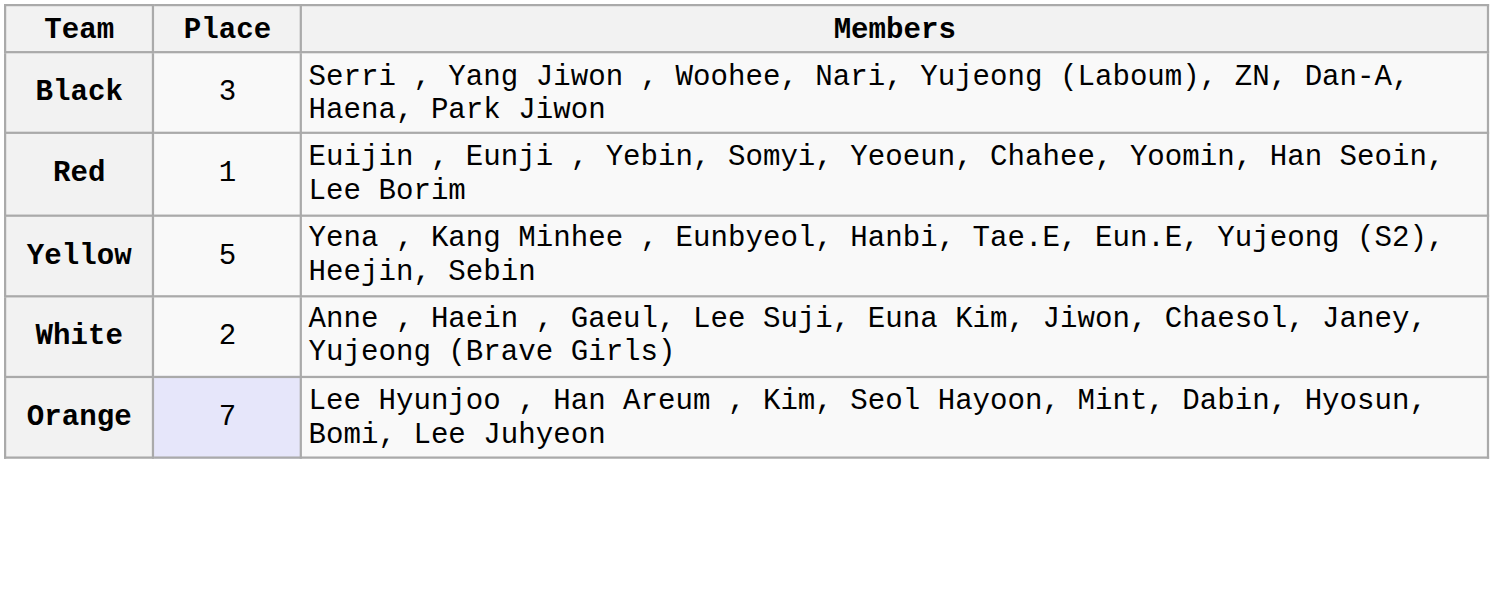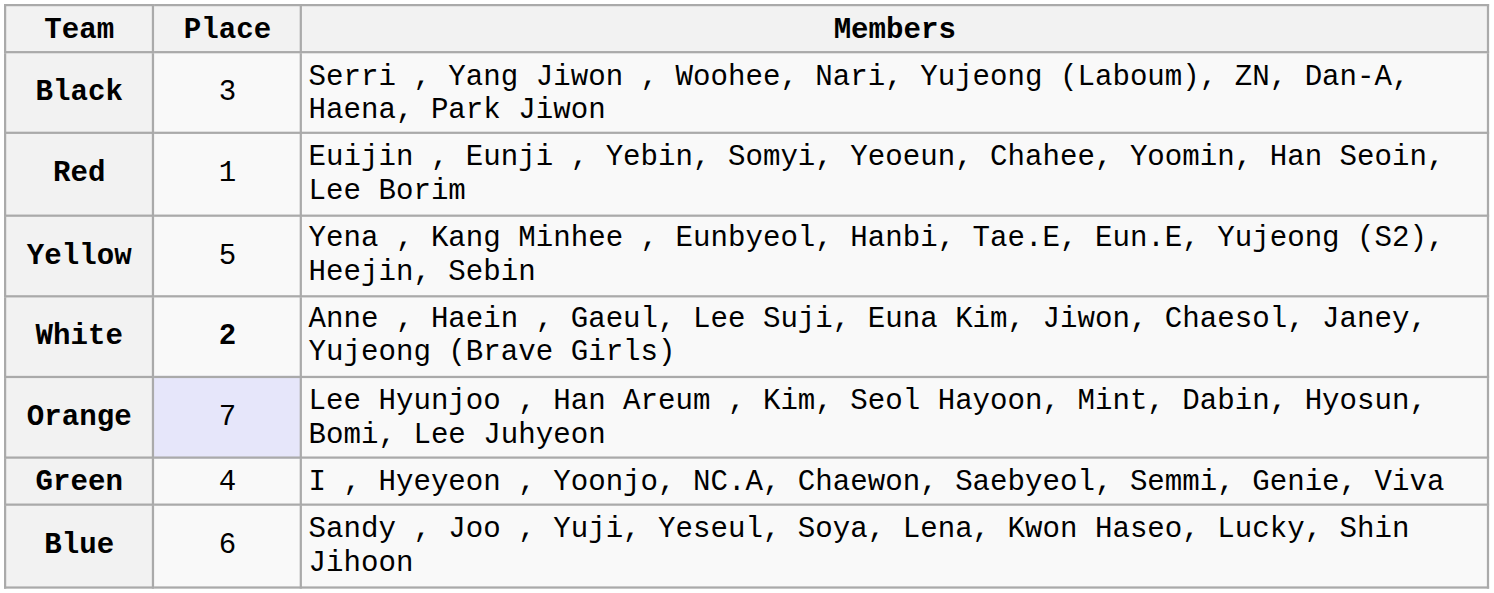(228, 336) normal -> (228, 336) bold
+ row: (79, 482)
+ row: (79, 546)
